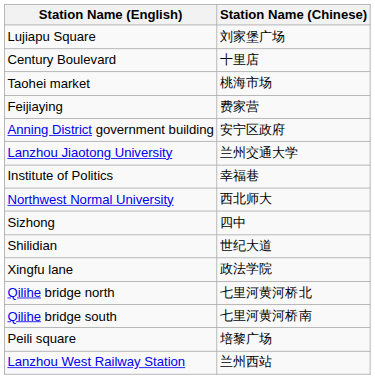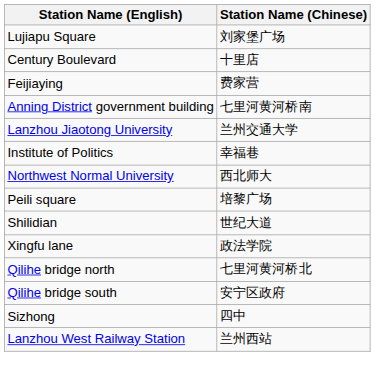- row: (49, 83)
(253, 129) 安宁区政府 -> (266, 106) 七里河黄河桥南
rows swapped: (42, 339) <-> (31, 223)
(266, 315) 七里河黄河桥南 -> (253, 292) 安宁区政府
